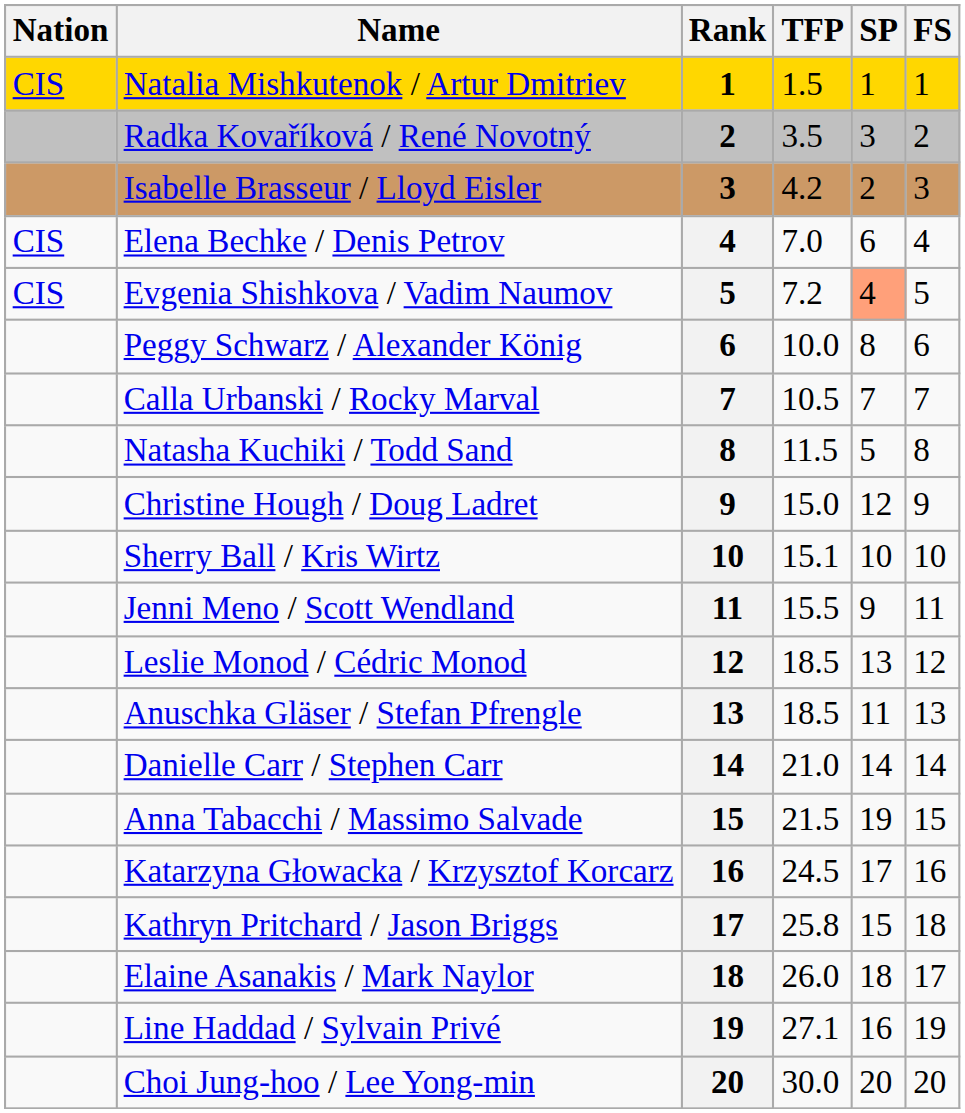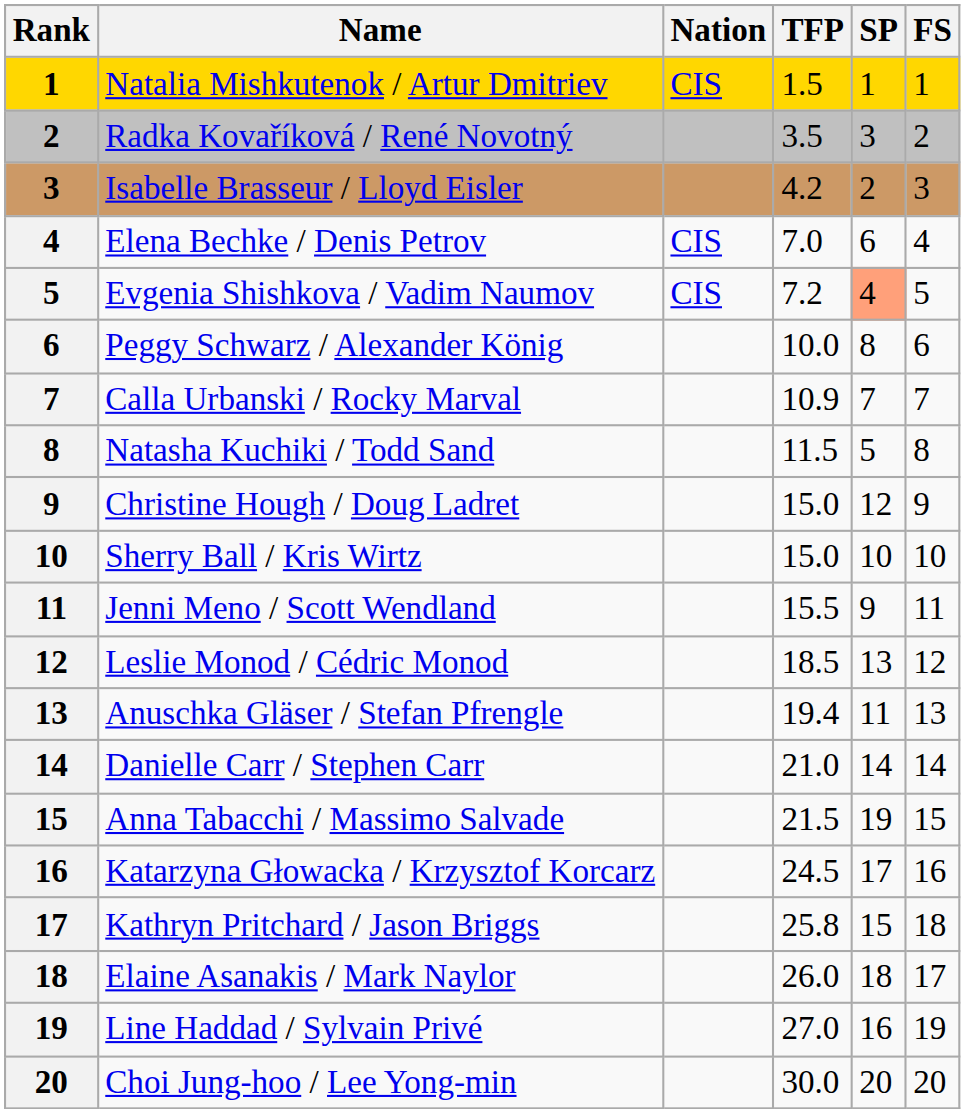columns swapped: (727, 30) <-> (61, 30)
(810, 398) 10.5 -> (810, 398) 10.9
(810, 556) 15.1 -> (810, 556) 15.0
(810, 713) 18.5 -> (810, 713) 19.4
(810, 1028) 27.1 -> (810, 1028) 27.0
